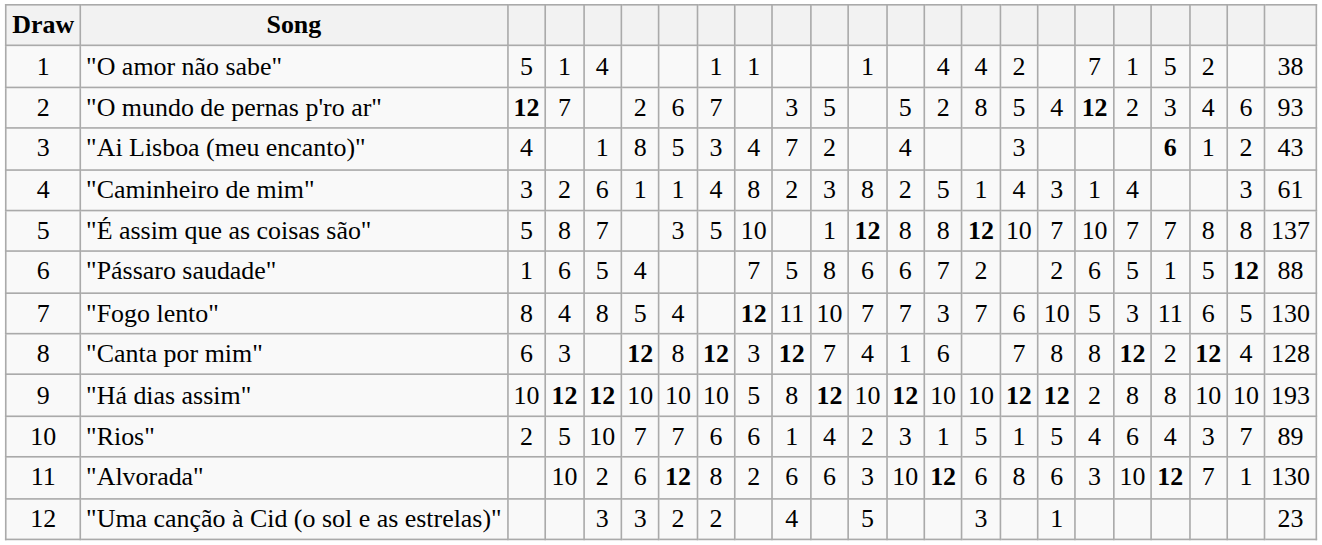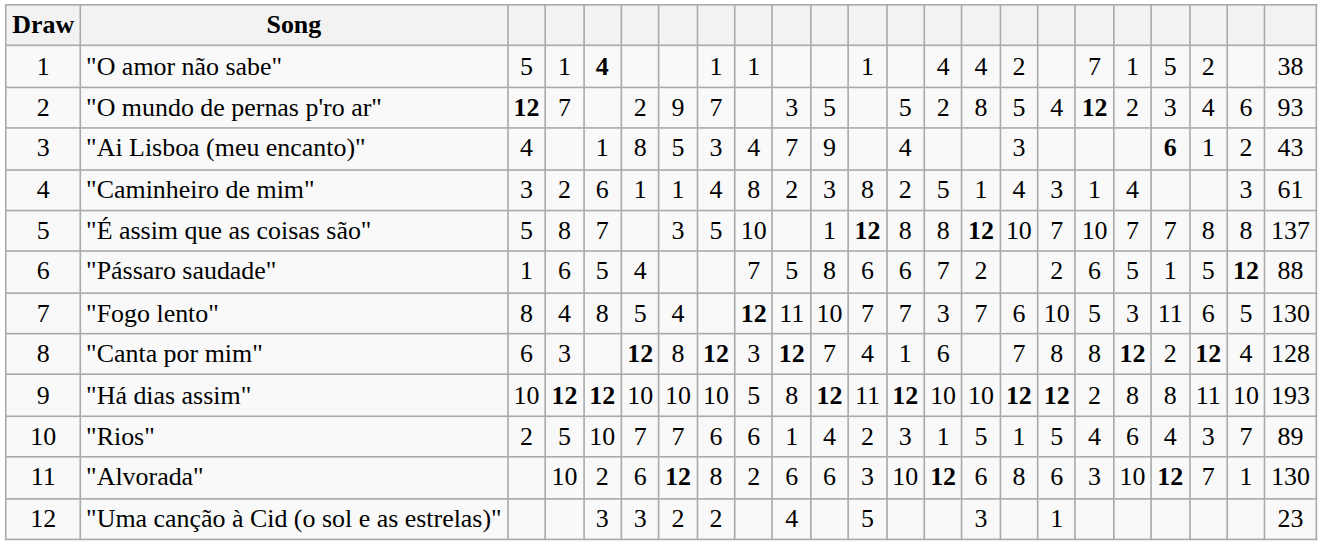(602, 66) normal -> (602, 66) bold
(678, 107) 6 -> (678, 107) 9
(830, 148) 2 -> (830, 148) 9
(867, 395) 10 -> (867, 395) 11
(1208, 395) 10 -> (1208, 395) 11
